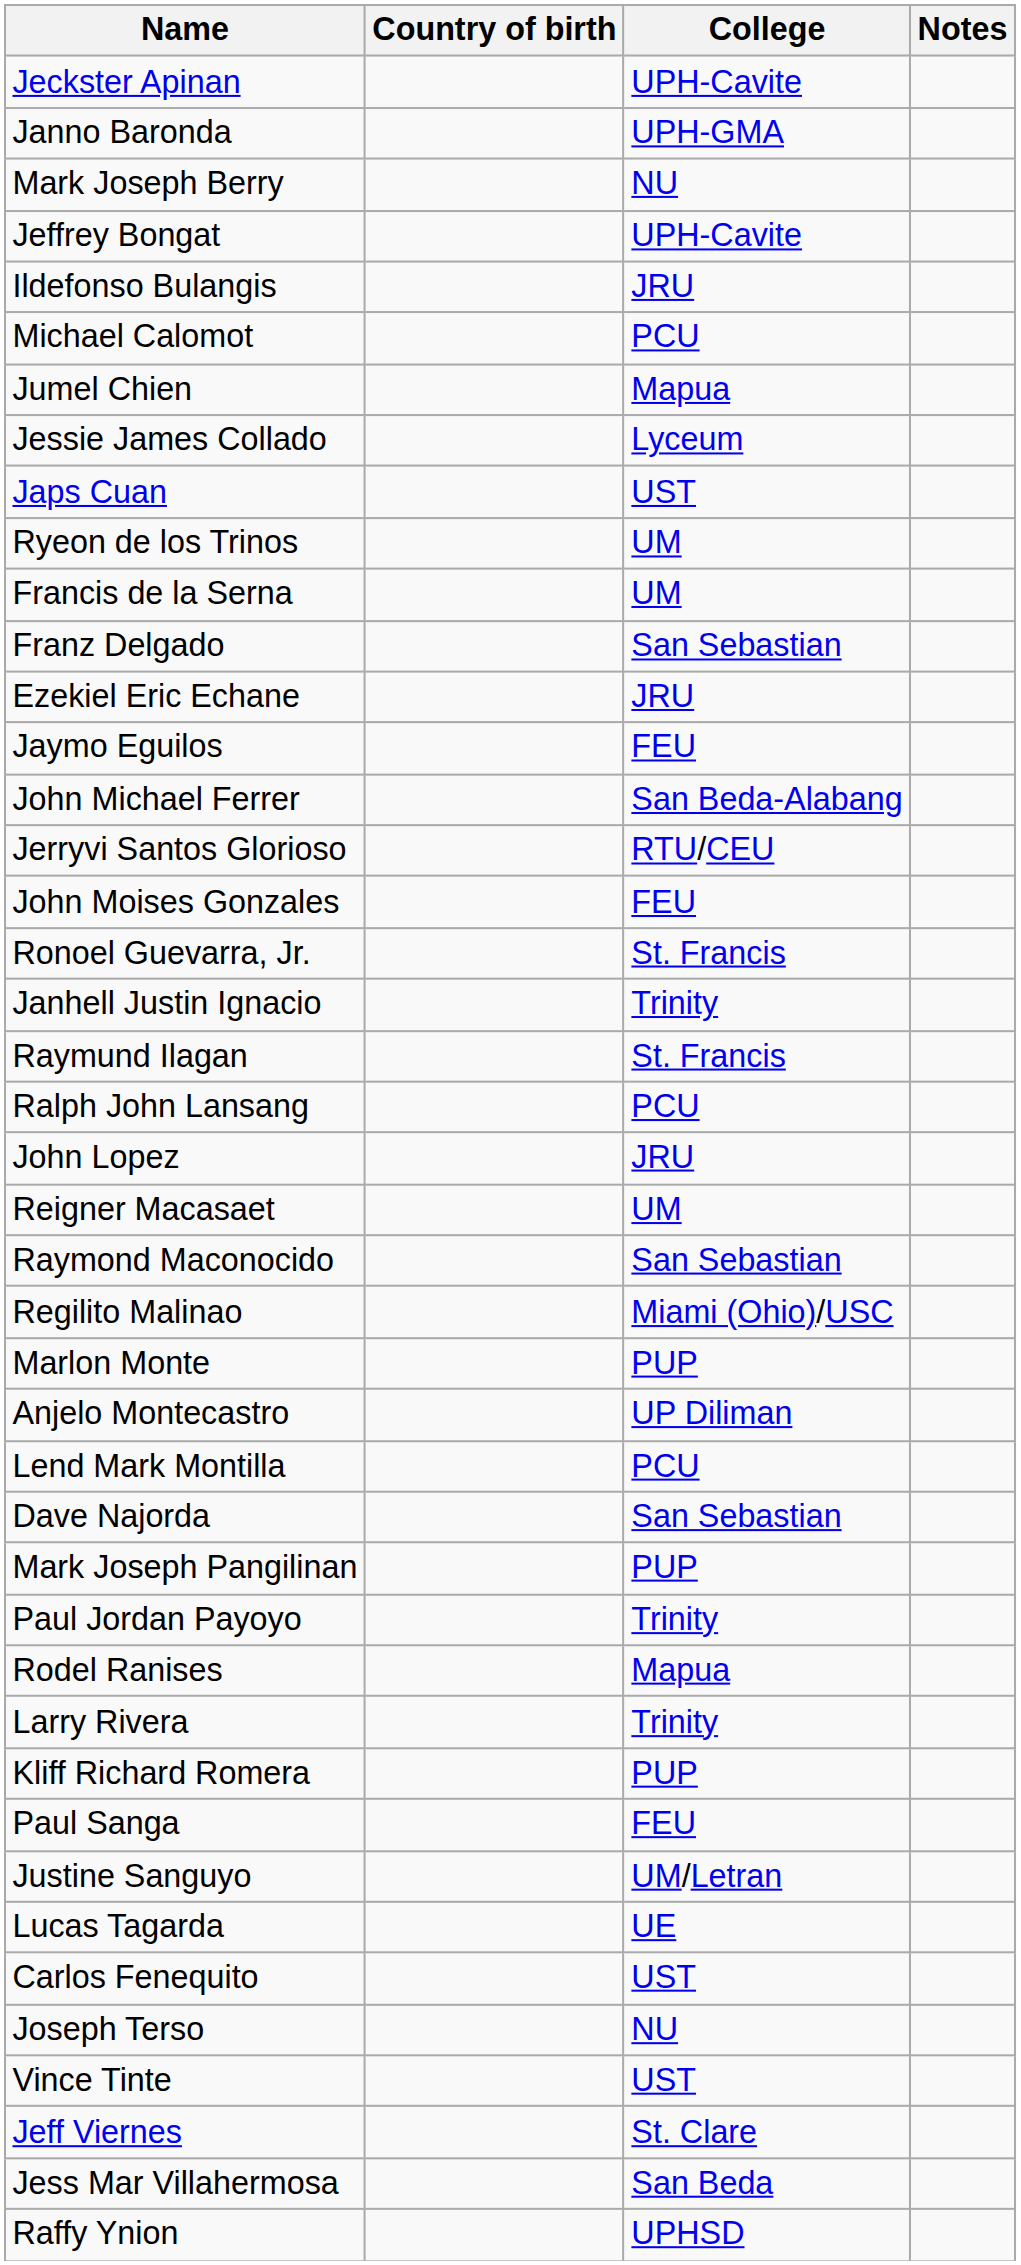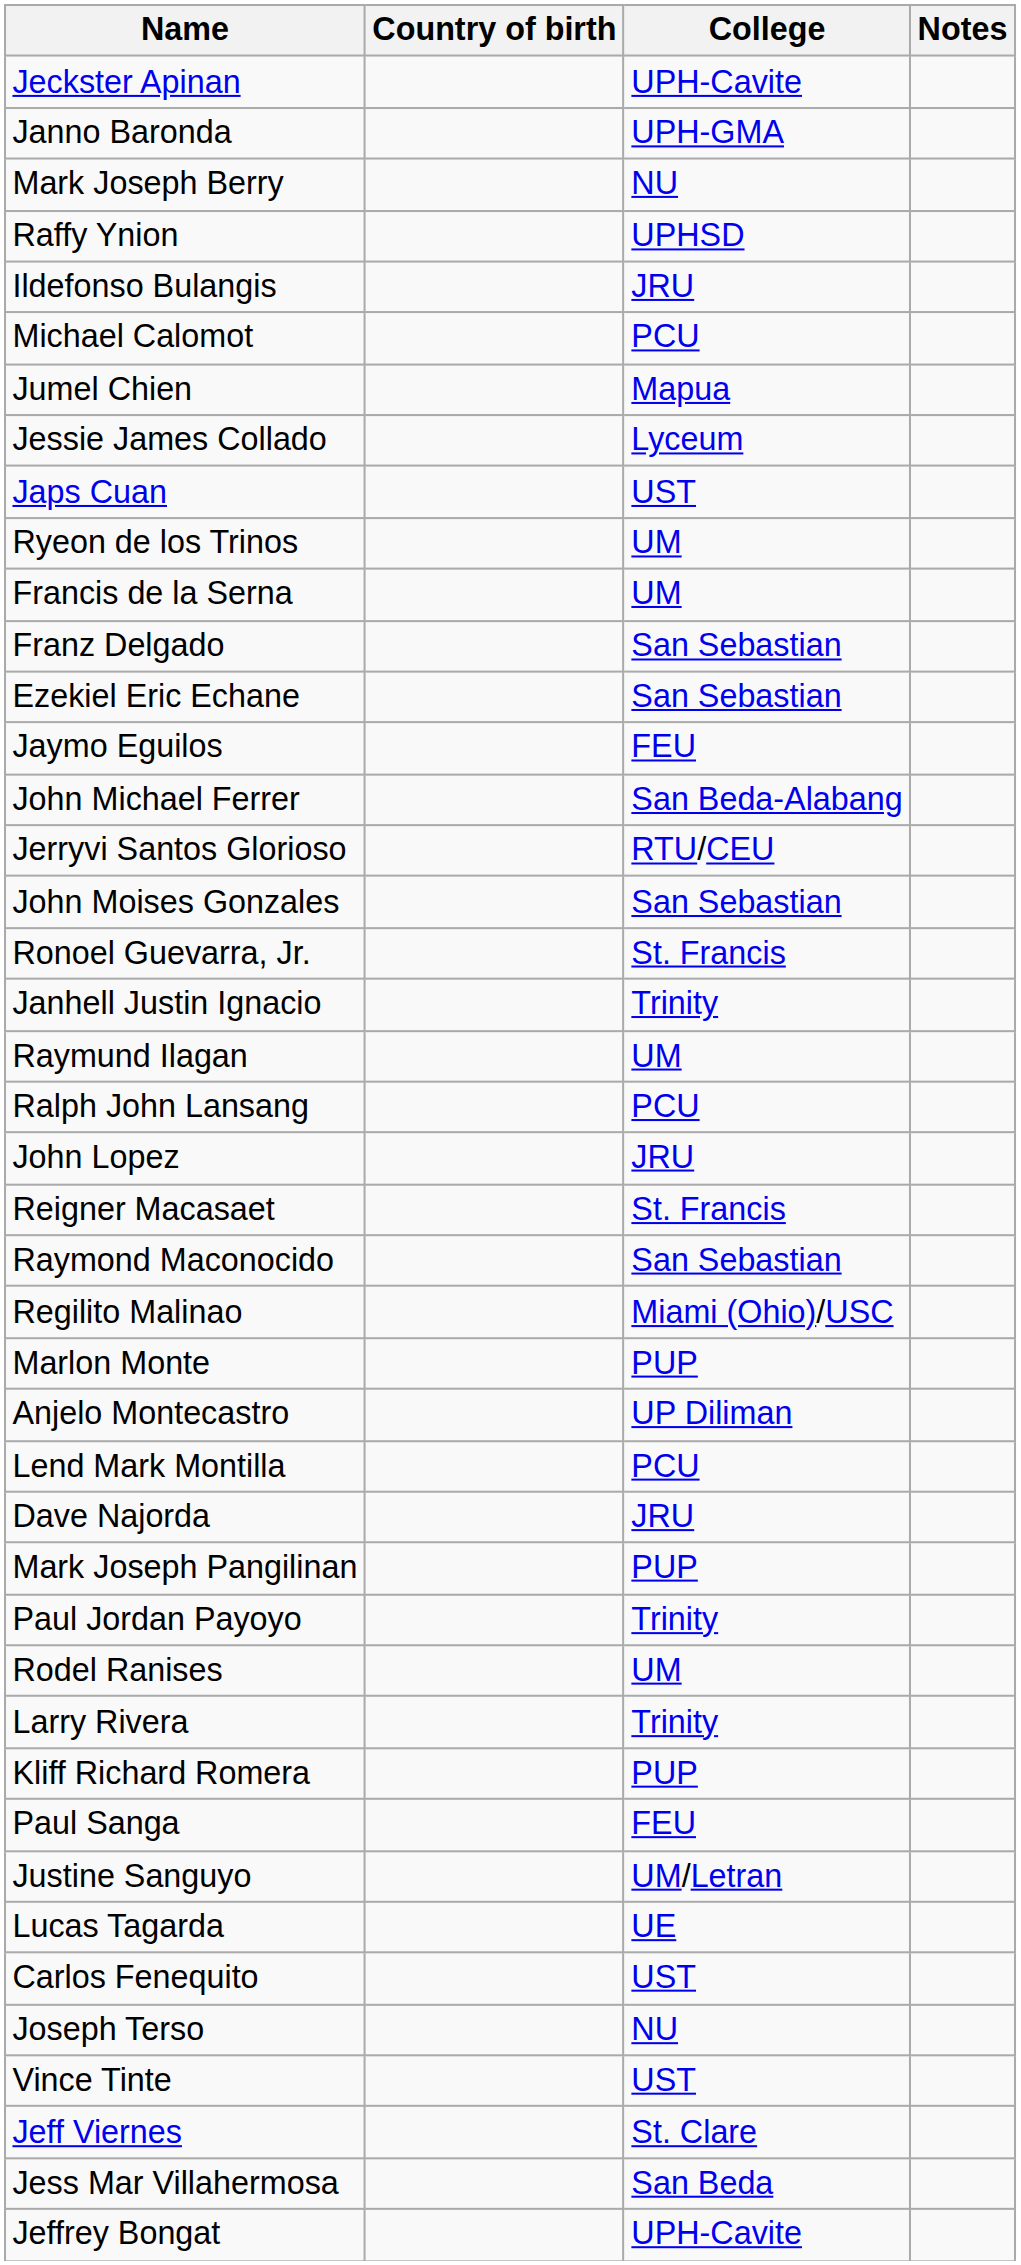rows swapped: (116, 235) <-> (95, 2234)
(663, 696) JRU -> (736, 696) San Sebastian
(664, 901) FEU -> (736, 901) San Sebastian
(709, 1055) St. Francis -> (657, 1055) UM
(657, 1209) UM -> (709, 1209) St. Francis
(736, 1516) San Sebastian -> (663, 1516) JRU
(681, 1670) Mapua -> (657, 1670) UM
